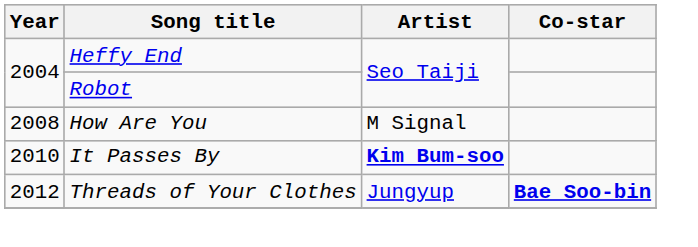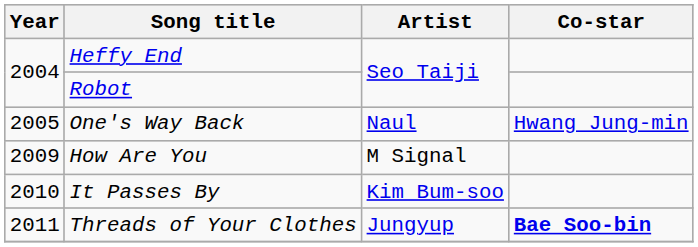+ row: (157, 123)
(35, 123) 2008 -> (35, 157) 2009
(435, 157) bold -> (435, 191) normal
(35, 191) 2012 -> (35, 225) 2011
